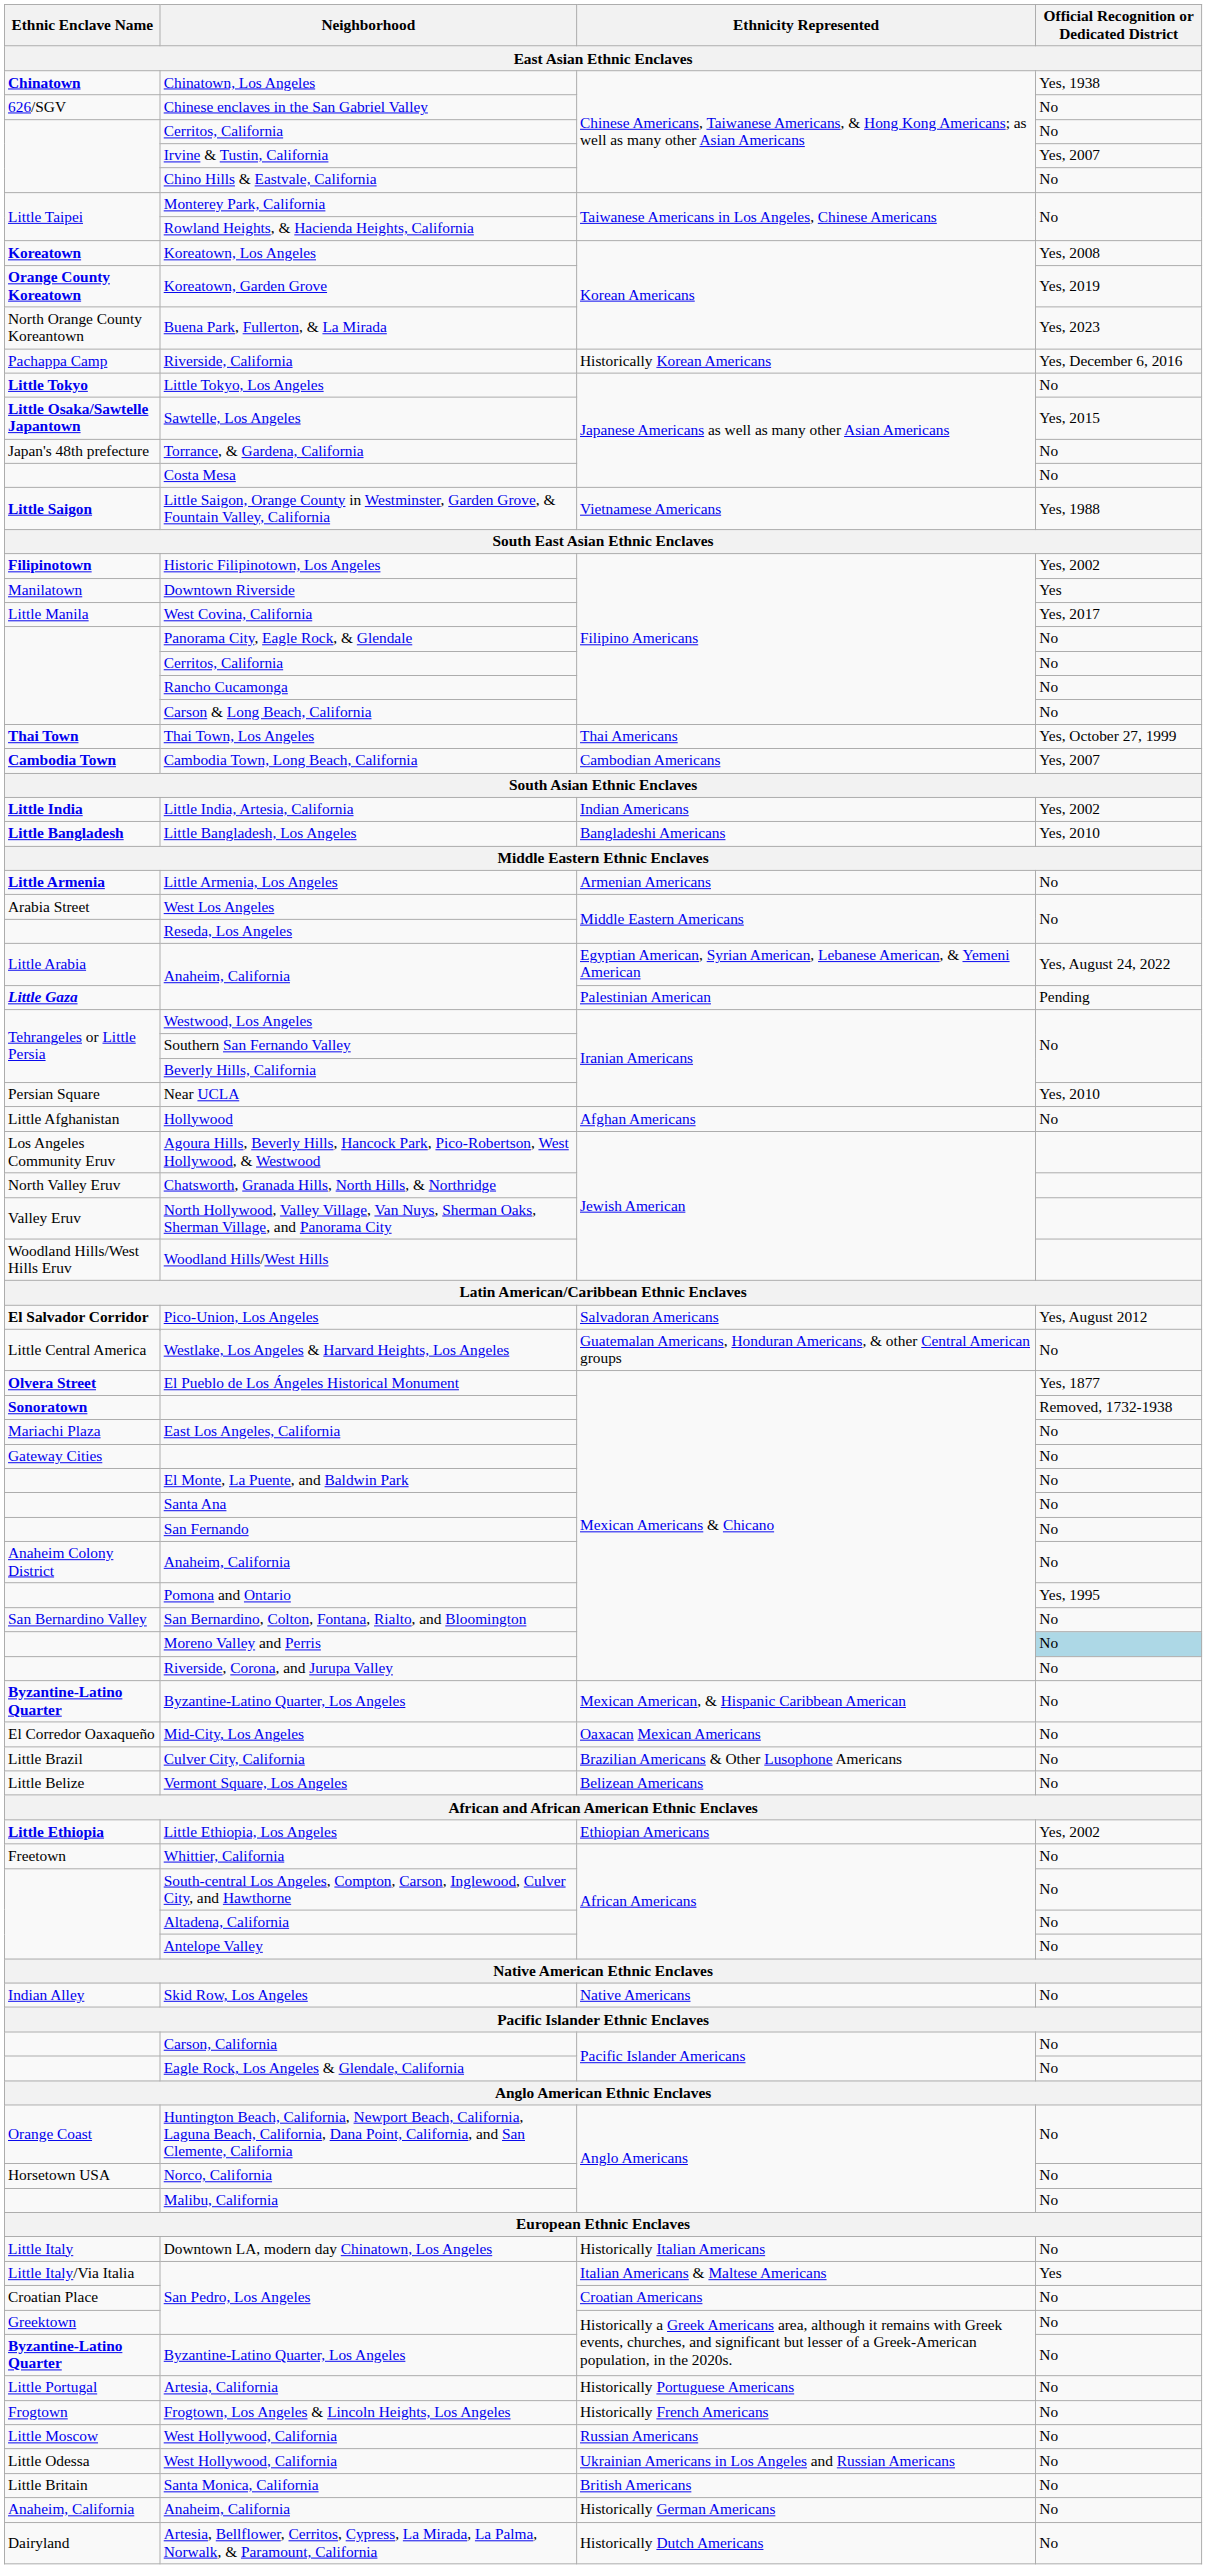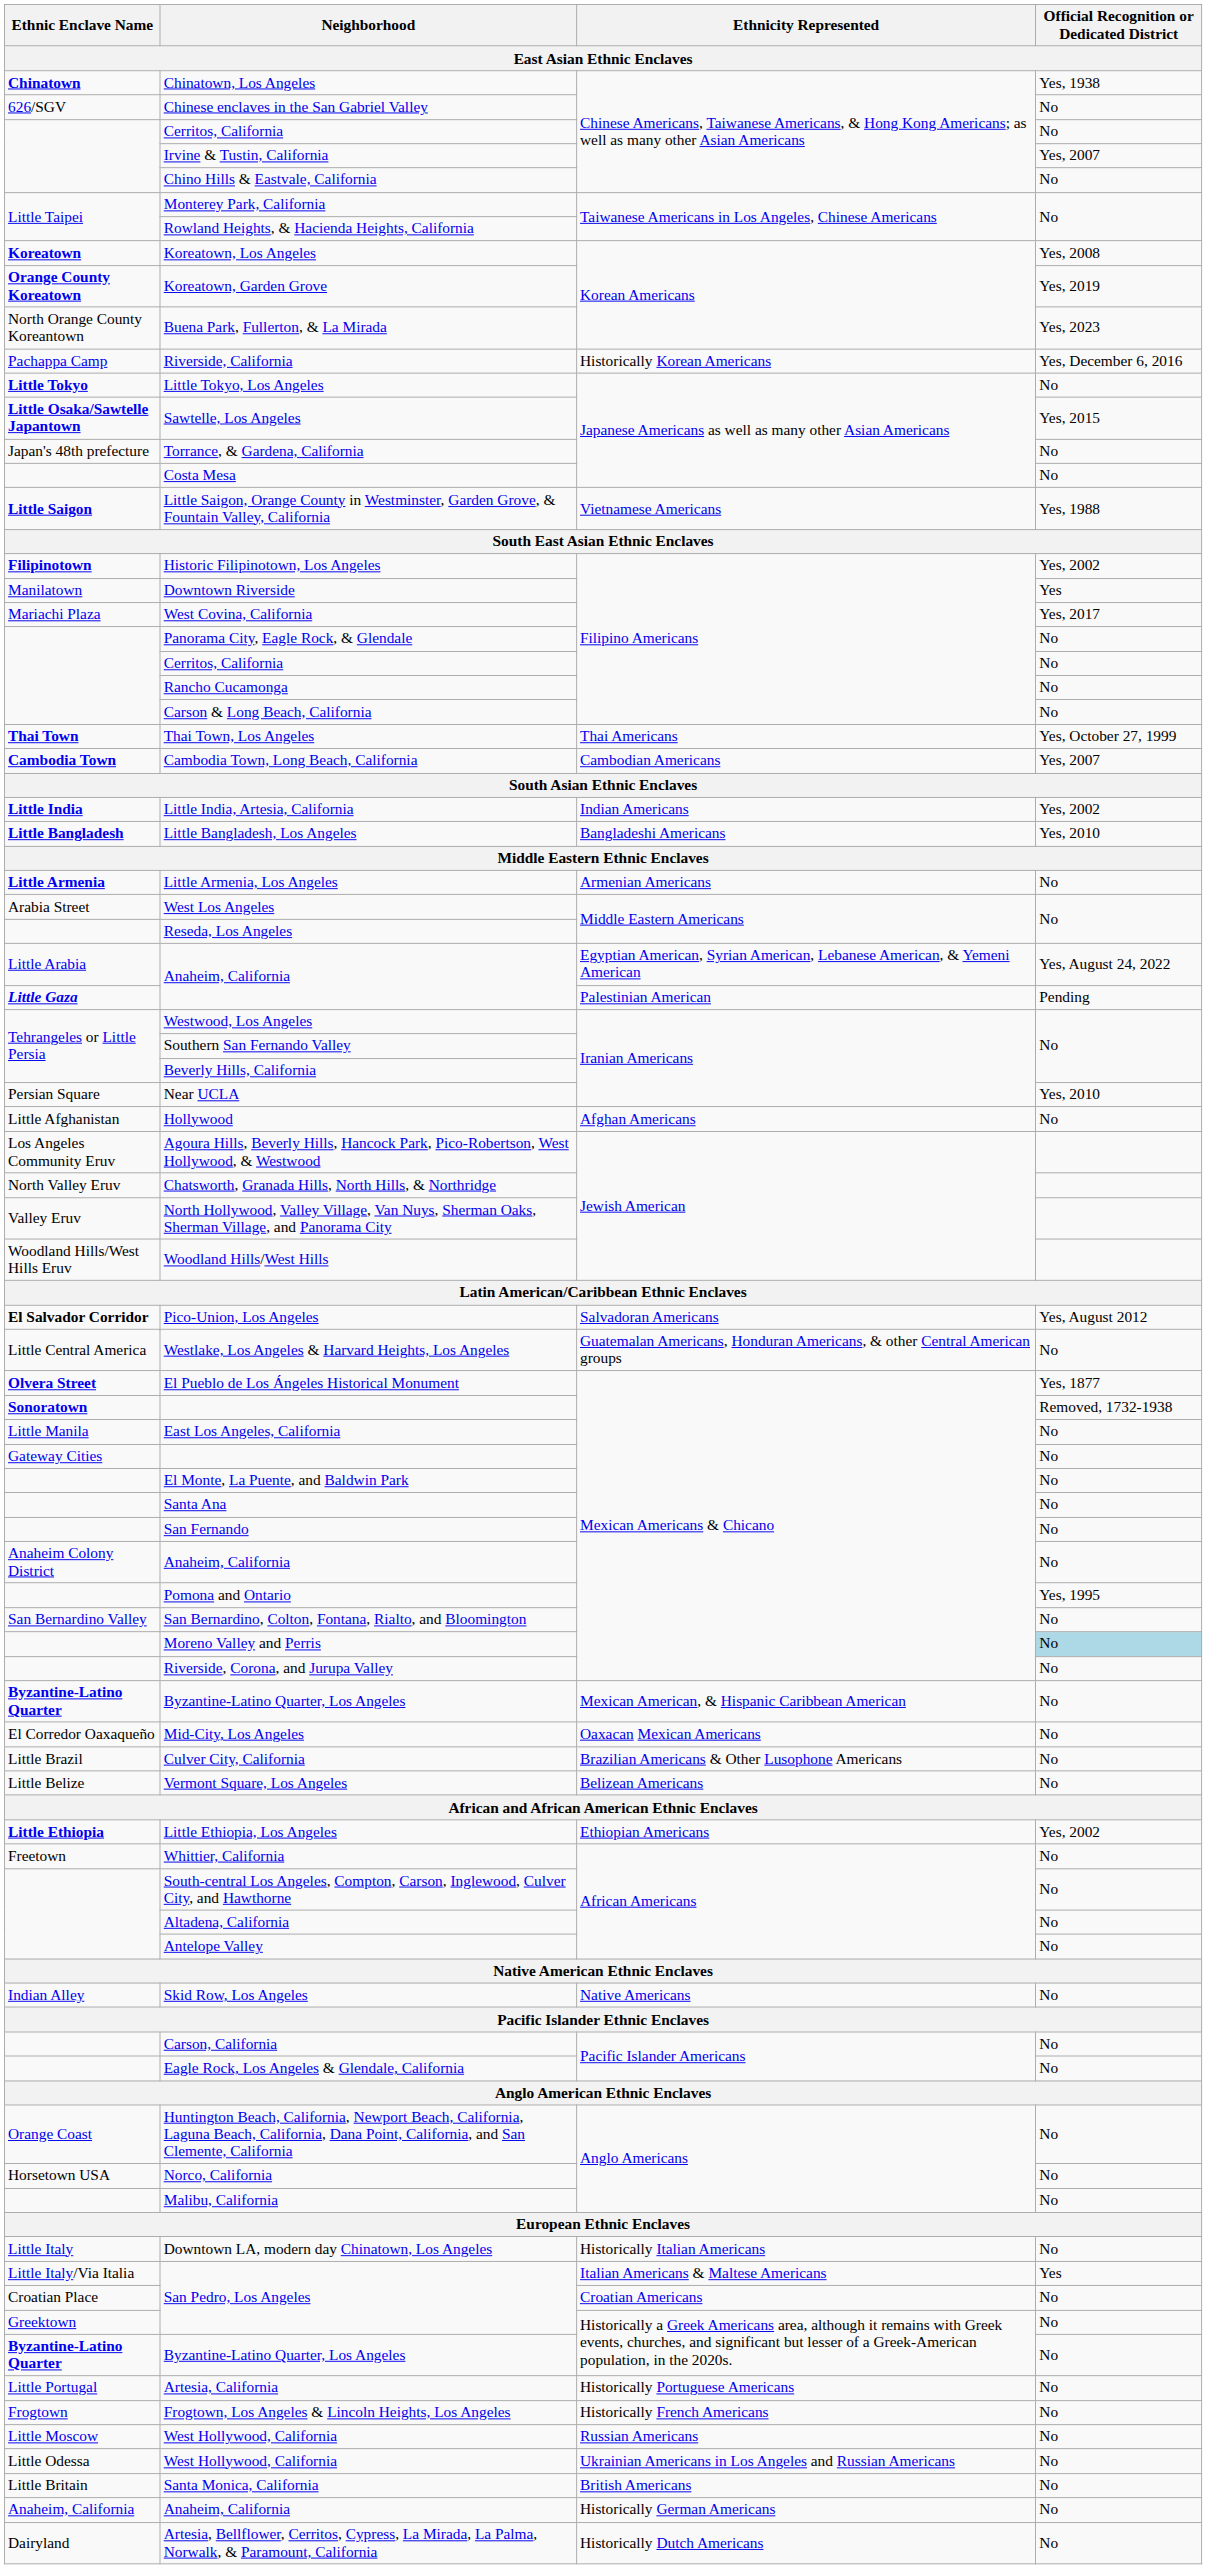(48, 614) Little Manila -> (54, 614) Mariachi Plaza
(54, 1431) Mariachi Plaza -> (48, 1431) Little Manila
